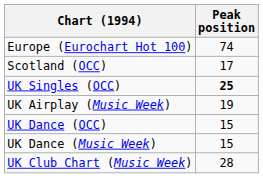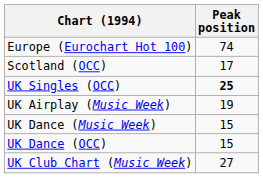rows swapped: (57, 124) <-> (82, 143)
(227, 163) 28 -> (227, 163) 27
